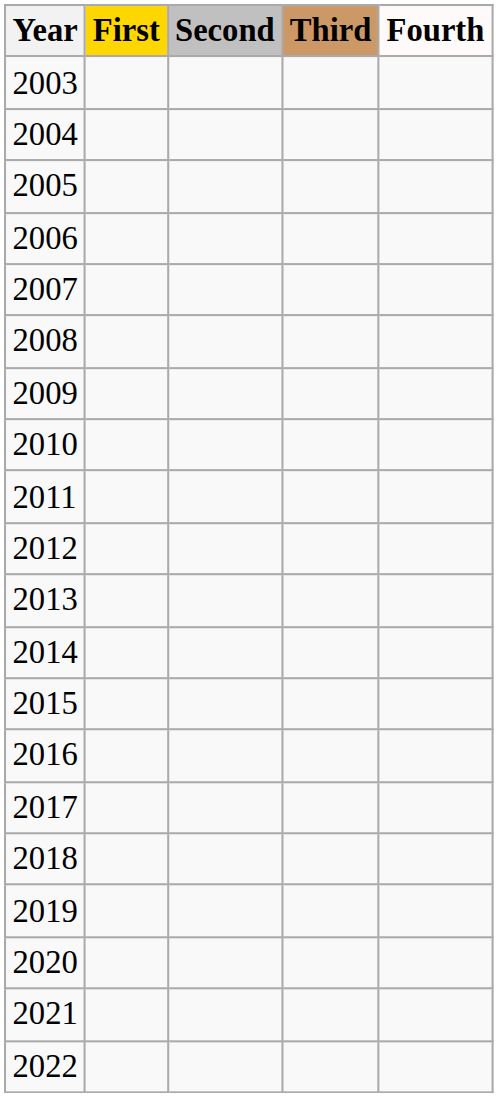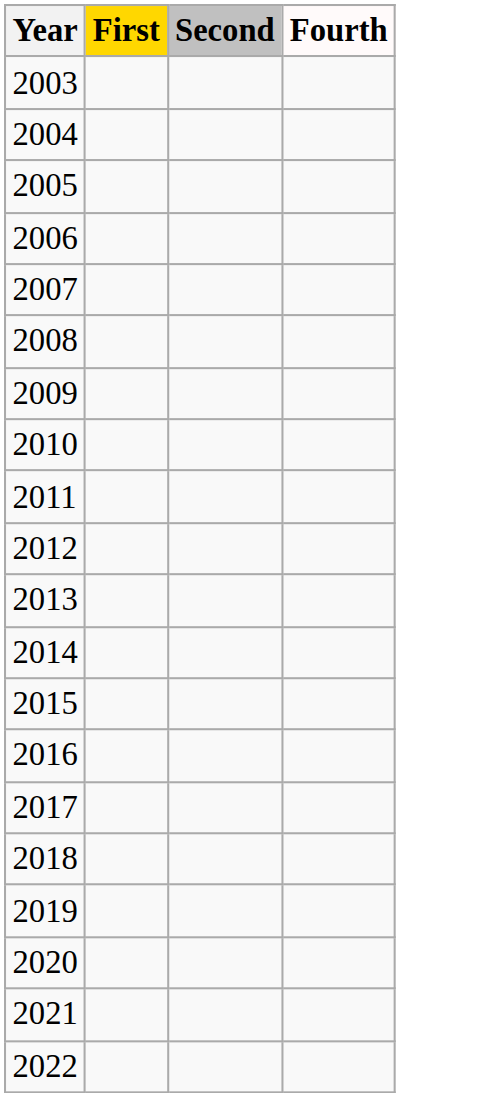- column: (331, 30)
